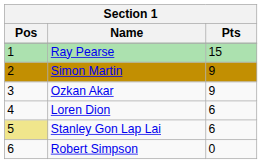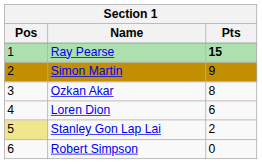(215, 52) normal -> (215, 52) bold
(212, 91) 9 -> (212, 91) 8
(212, 129) 6 -> (212, 129) 2
